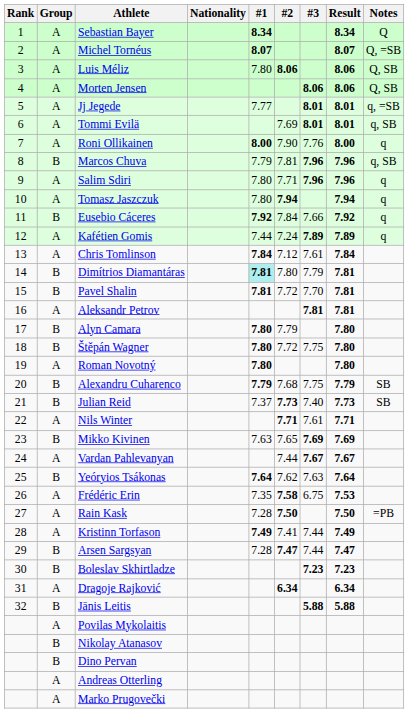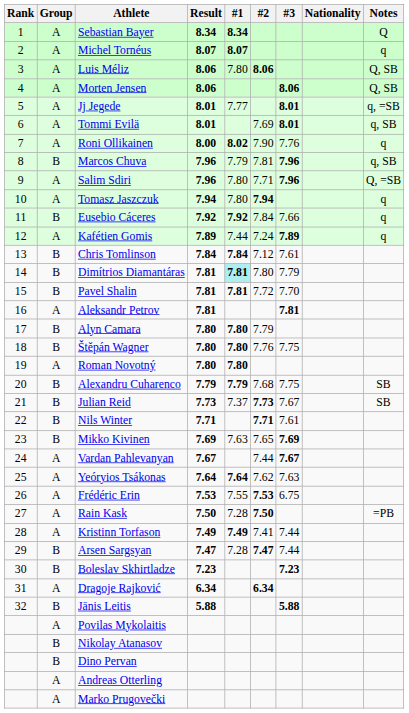columns swapped: (218, 13) <-> (345, 13)
(384, 50) Q, =SB -> (384, 50) q
(262, 143) 8.00 -> (237, 143) 8.02
(384, 180) q -> (384, 180) Q, =SB
(56, 254) A -> (56, 254) B
(287, 347) 7.72 -> (263, 347) 7.76
(313, 402) 7.40 -> (289, 402) 7.67
(56, 421) A -> (56, 421) B
(56, 476) B -> (56, 476) A
(262, 495) 7.35 -> (237, 495) 7.55
(287, 495) 7.58 -> (263, 495) 7.53
